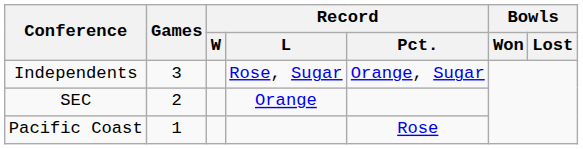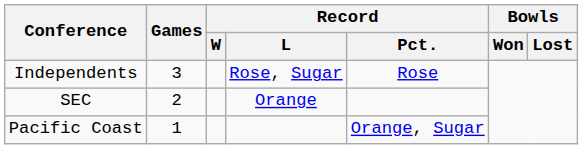(418, 74) Orange, Sugar -> (418, 74) Rose
(418, 130) Rose -> (418, 130) Orange, Sugar
